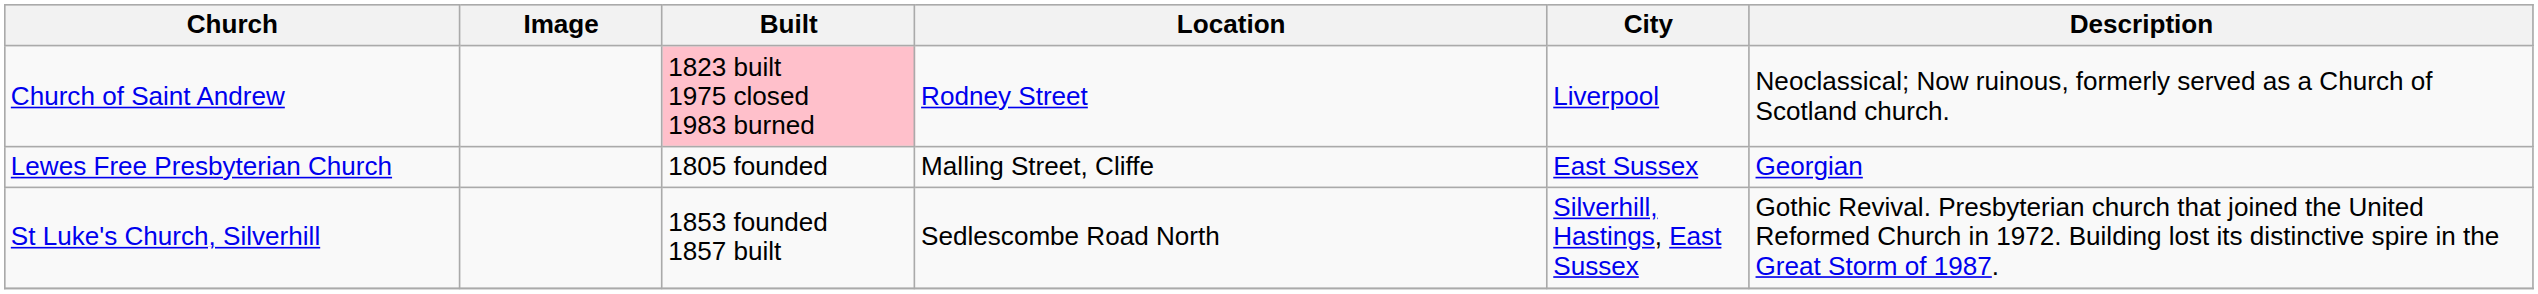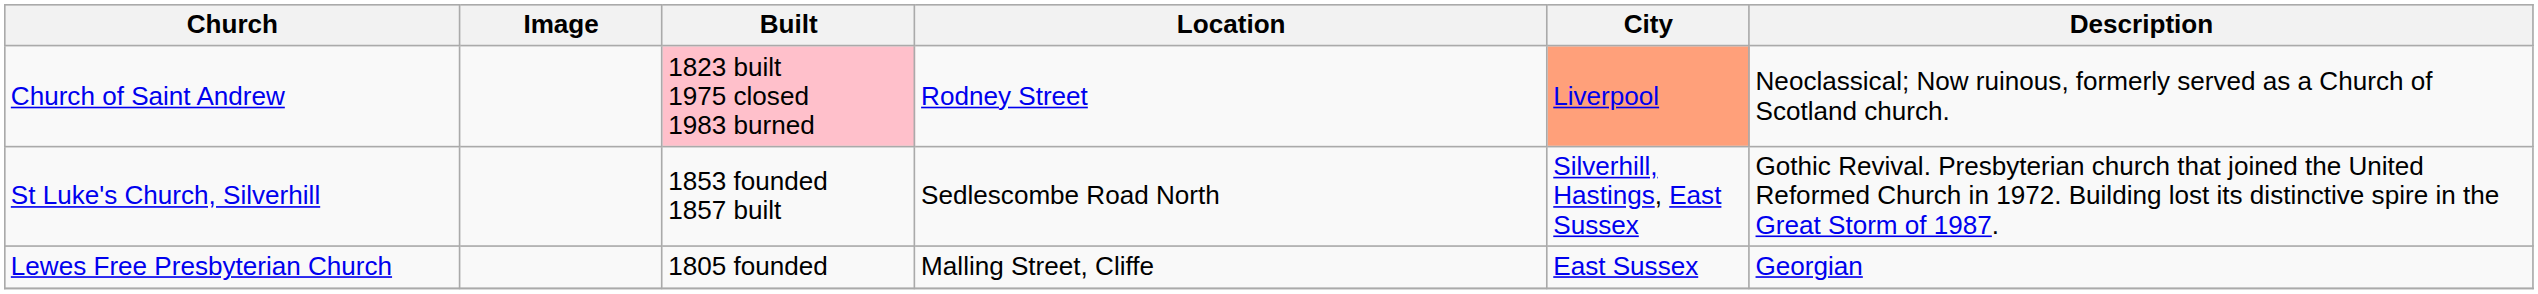(1606, 95) no background -> (1606, 95) lightsalmon background
rows swapped: (201, 166) <-> (166, 237)
